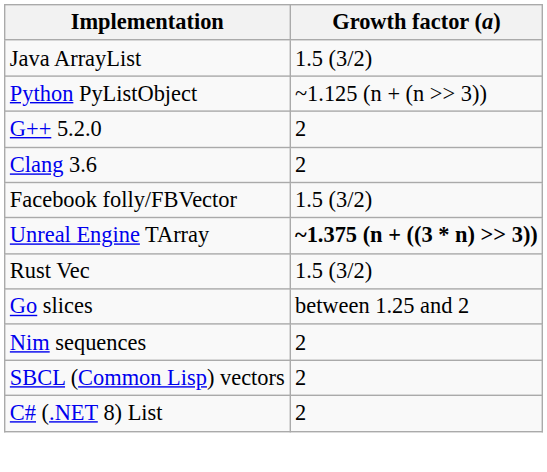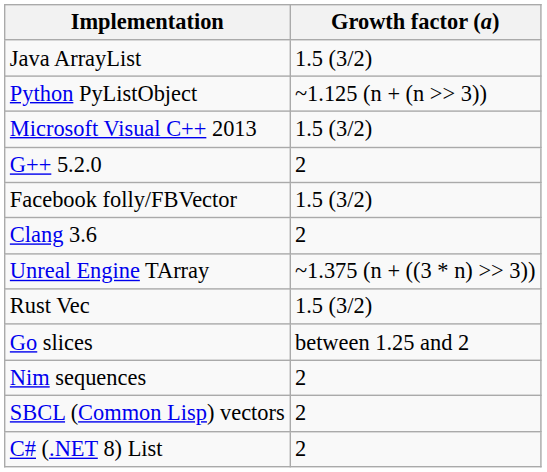+ row: (133, 128)
rows swapped: (53, 164) <-> (123, 199)
(416, 235) bold -> (415, 270) normal
